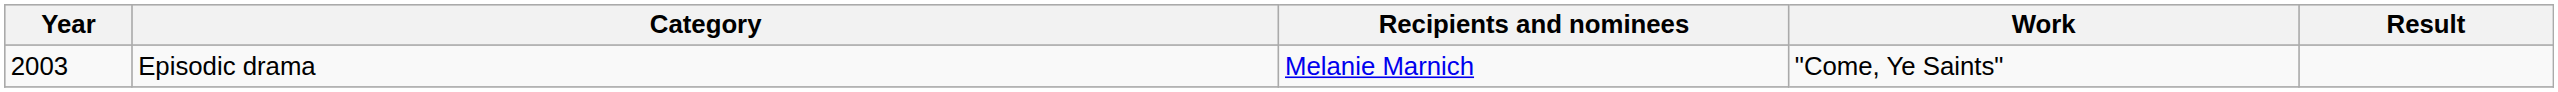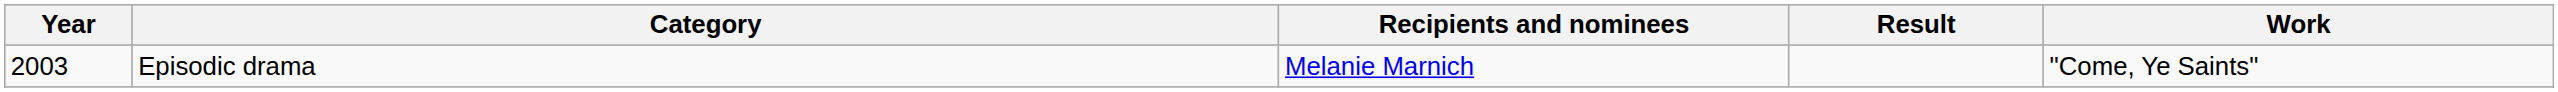columns swapped: (2044, 24) <-> (2426, 24)
